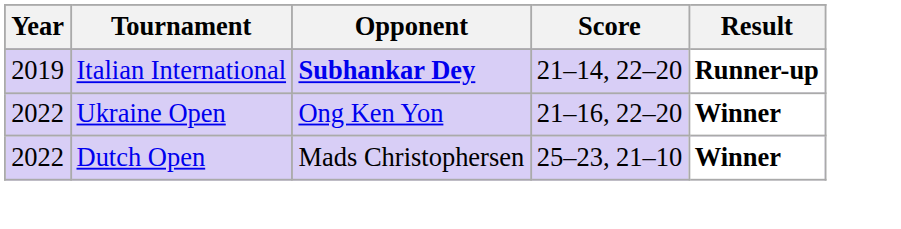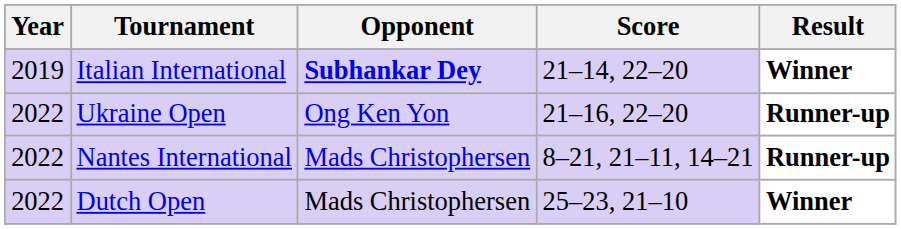(757, 70) Runner-up -> (809, 70) Winner
(738, 114) Winner -> (828, 114) Runner-up
+ row: (184, 157)
